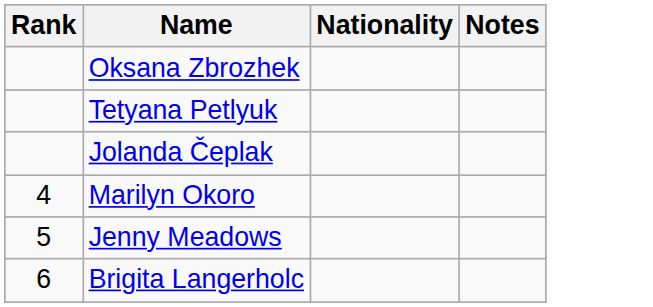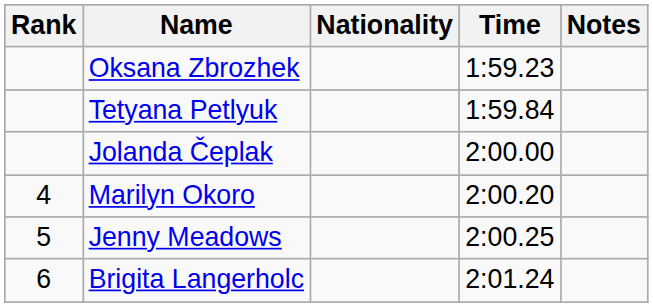+ column: (510, 25)
